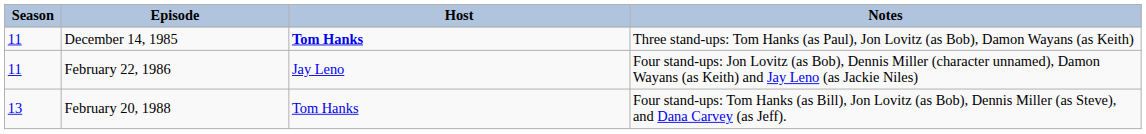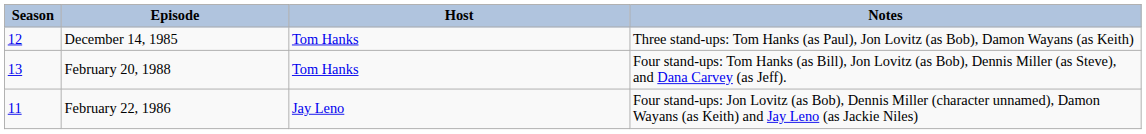(15, 38) 11 -> (15, 38) 12
(327, 38) bold -> (325, 38) normal
rows swapped: (118, 69) <-> (118, 108)
